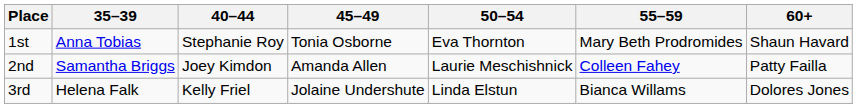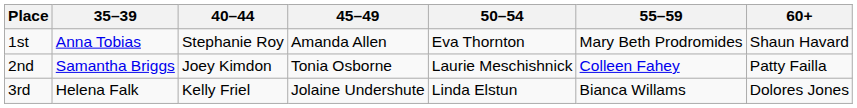(341, 41) Tonia Osborne -> (339, 41) Amanda Allen
(339, 66) Amanda Allen -> (341, 66) Tonia Osborne
